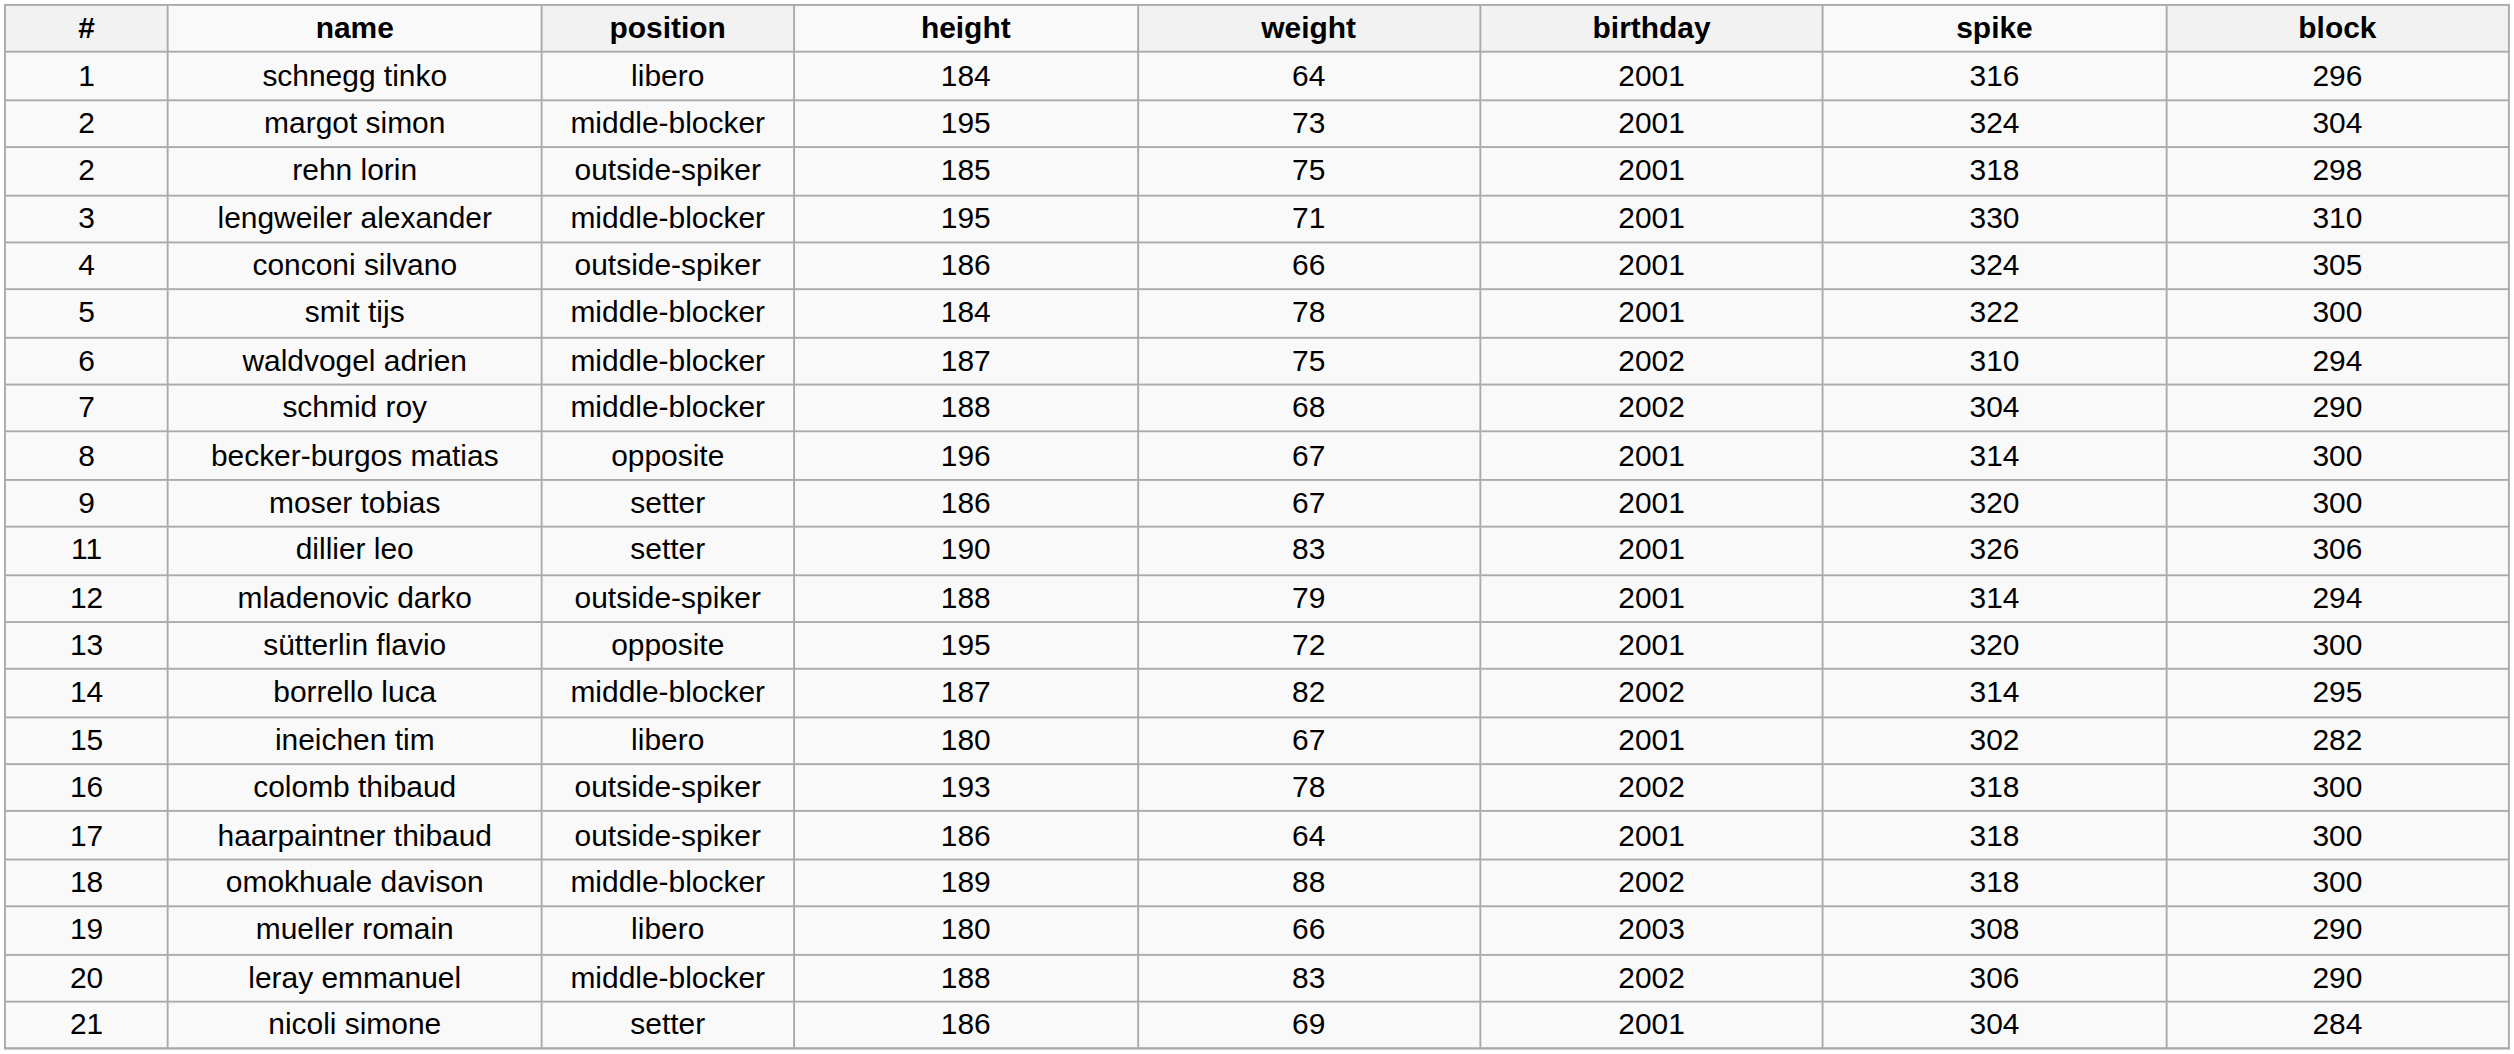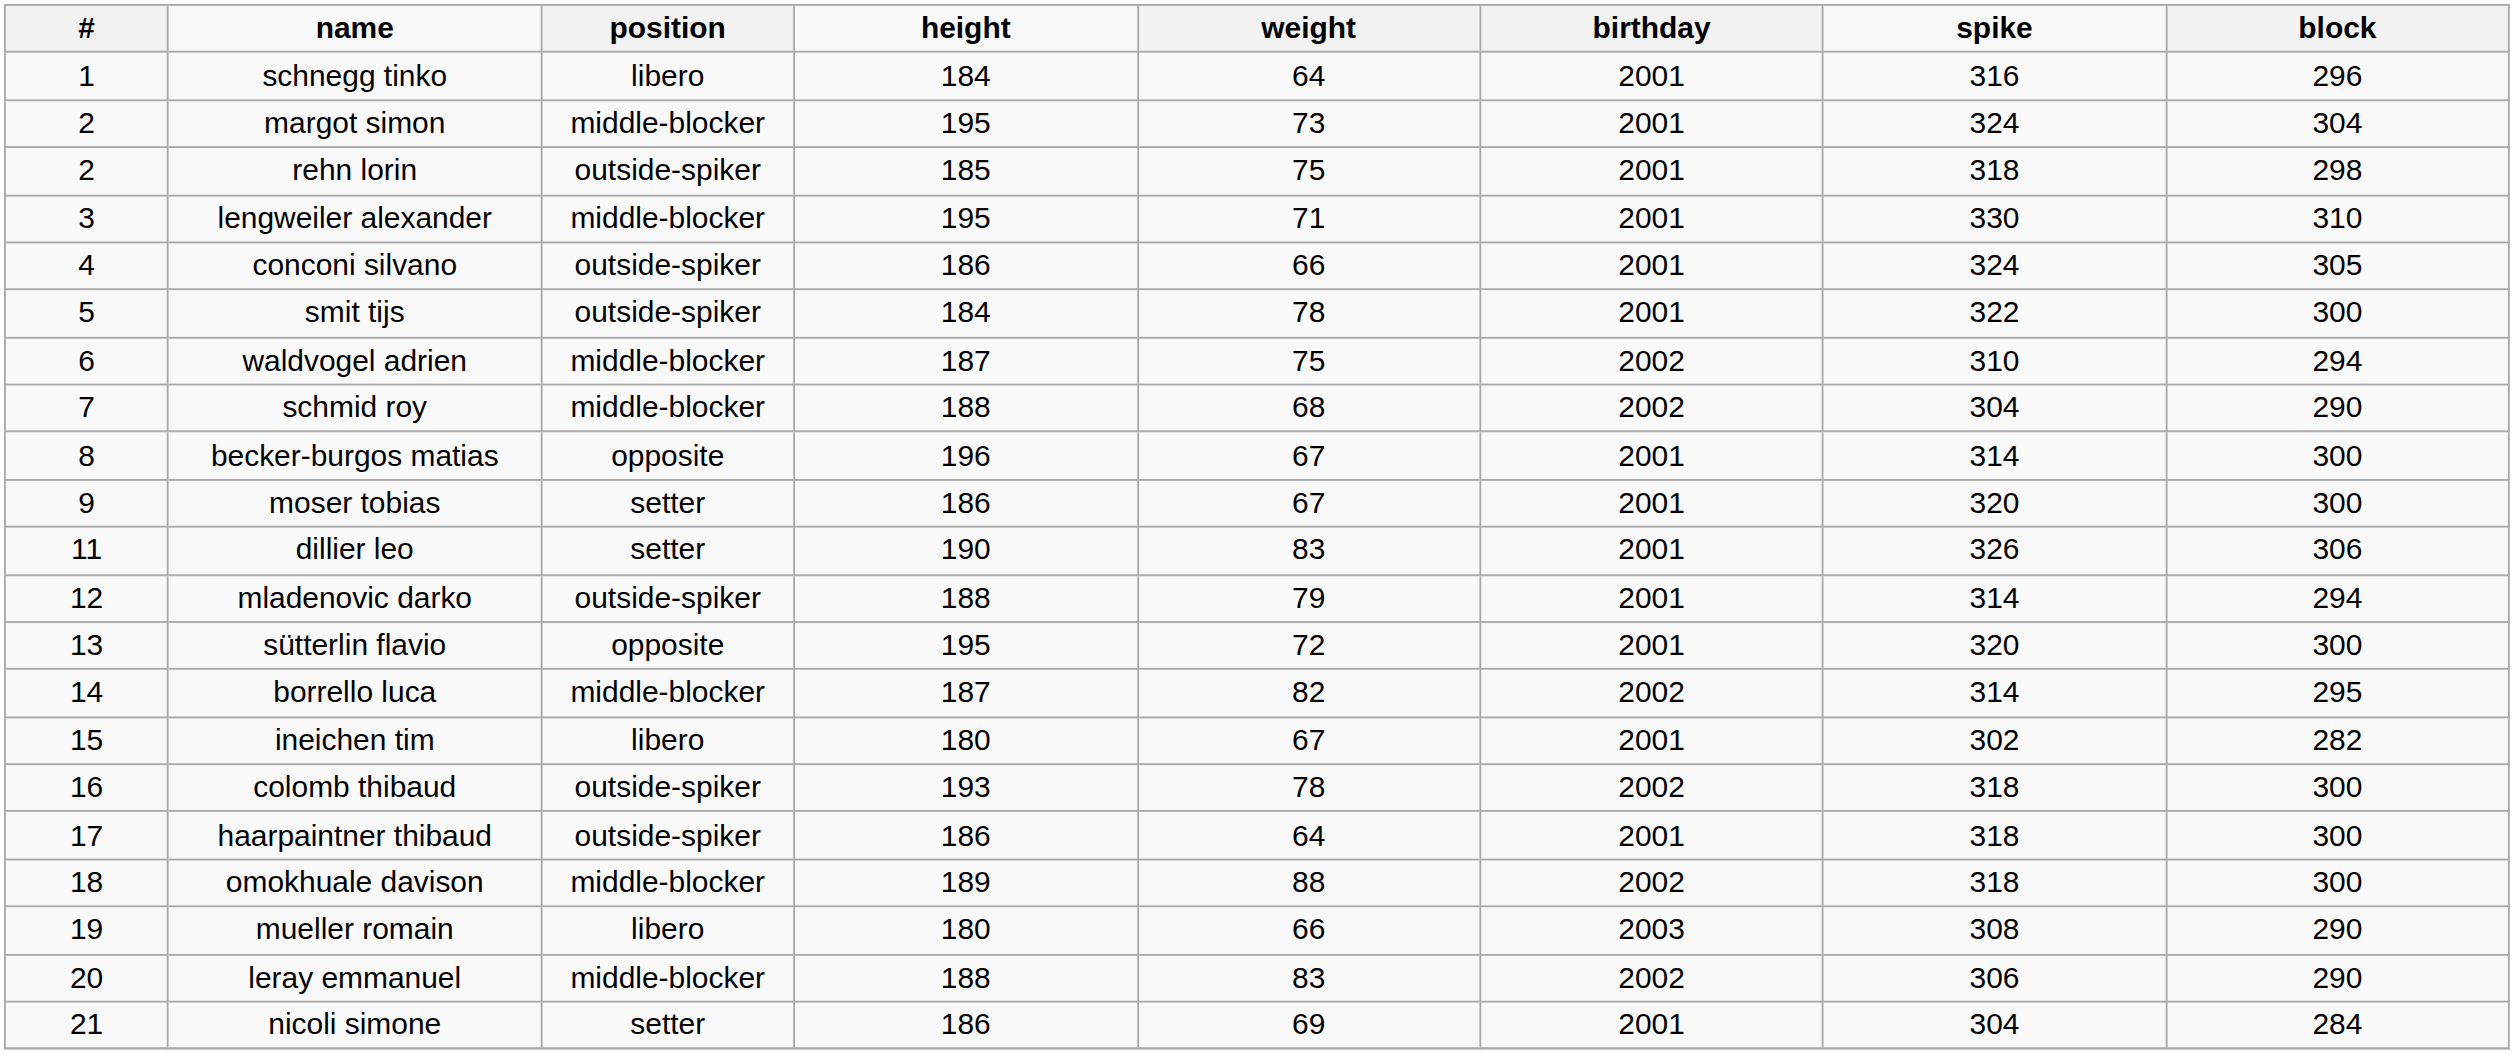(668, 312) middle-blocker -> (668, 312) outside-spiker
